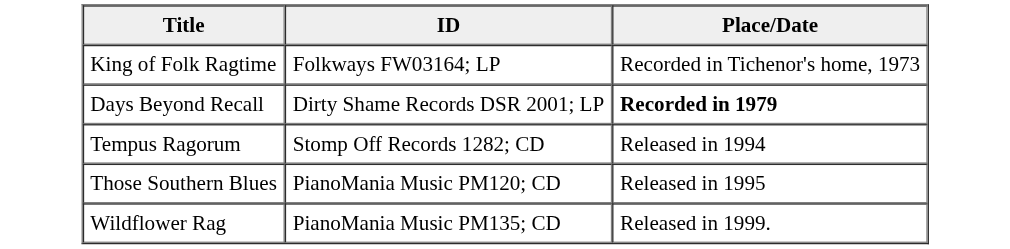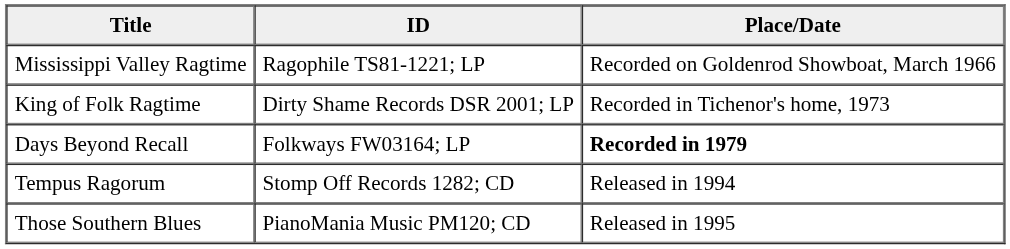+ row: (131, 64)
(397, 64) Folkways FW03164; LP -> (418, 104) Dirty Shame Records DSR 2001; LP
(448, 104) Dirty Shame Records DSR 2001; LP -> (366, 143) Folkways FW03164; LP
- row: (158, 222)
